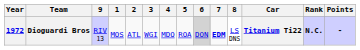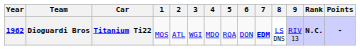columns swapped: (273, 11) <-> (100, 11)
(15, 31) 1972 -> (15, 31) 1962
(202, 35) lightgrey background -> (246, 35) no background
